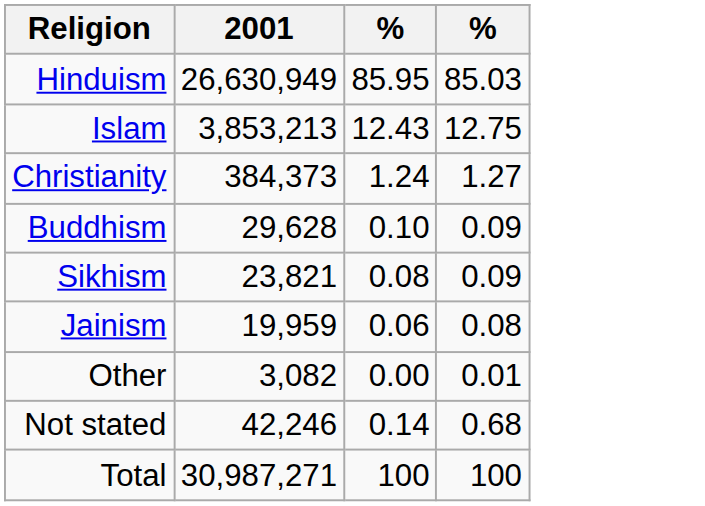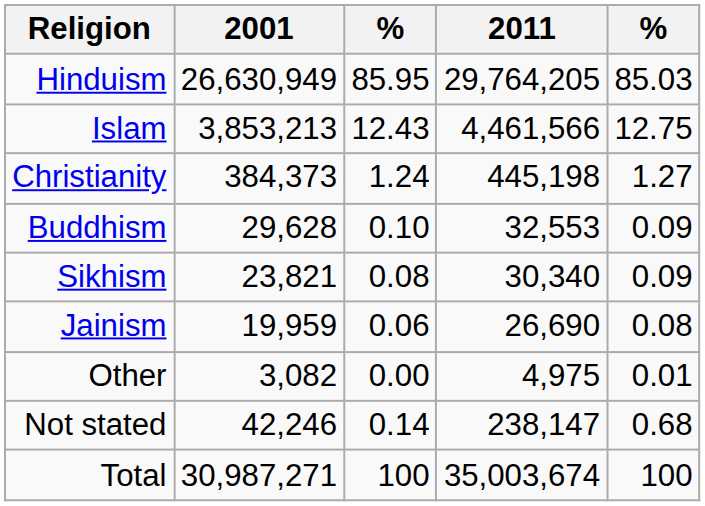+ column: (522, 29)
